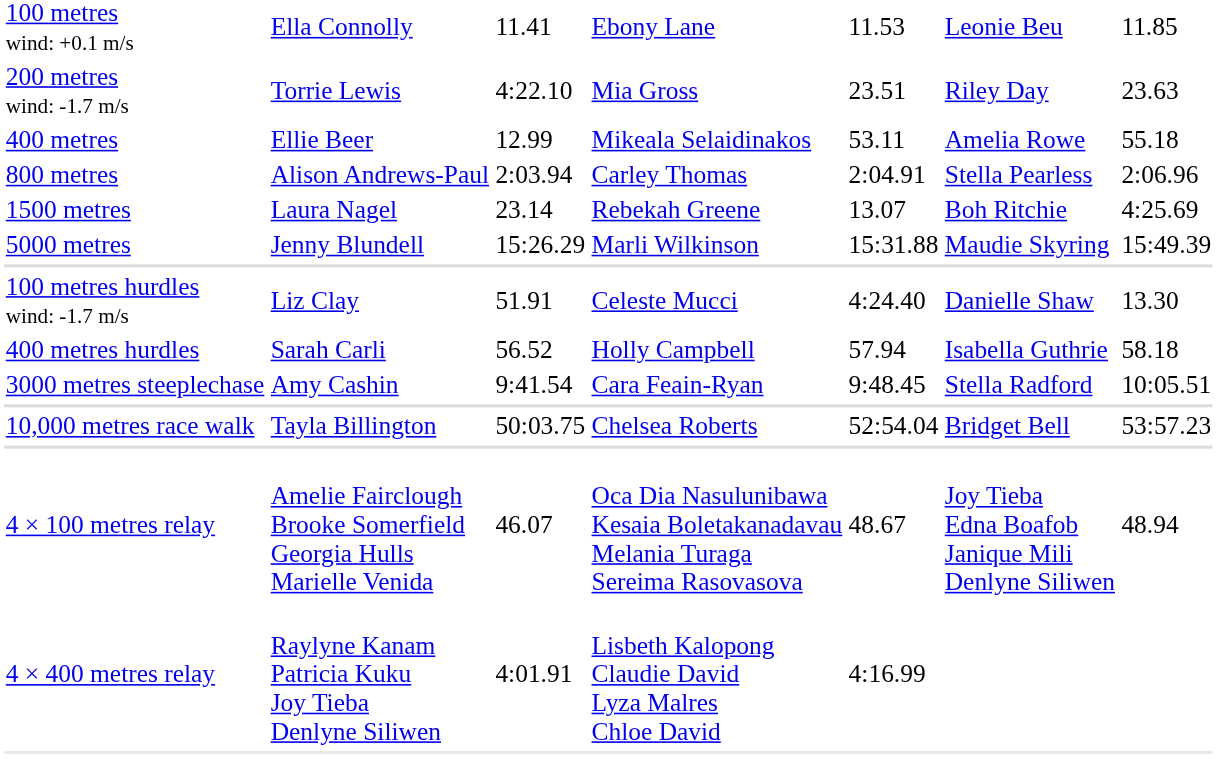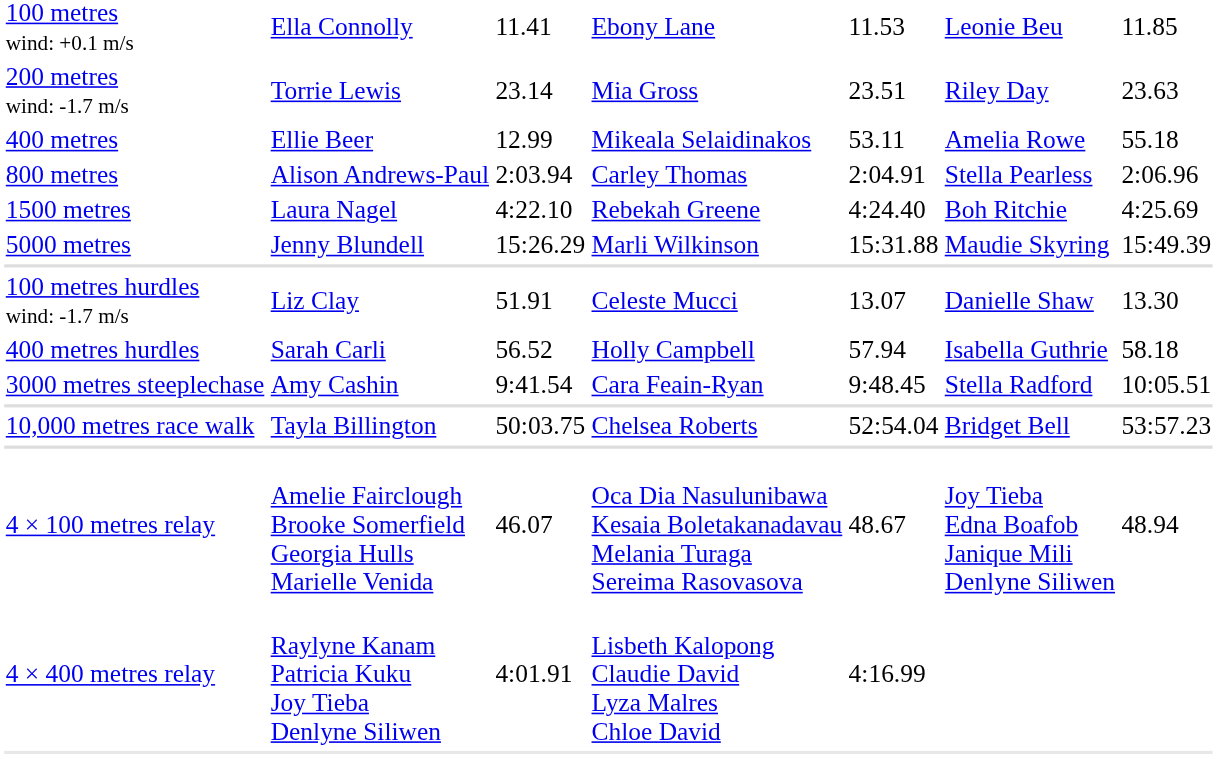(534, 90) 4:22.10 -> (524, 90) 23.14
(524, 209) 23.14 -> (534, 209) 4:22.10
(877, 209) 13.07 -> (887, 209) 4:24.40
(887, 300) 4:24.40 -> (877, 300) 13.07
